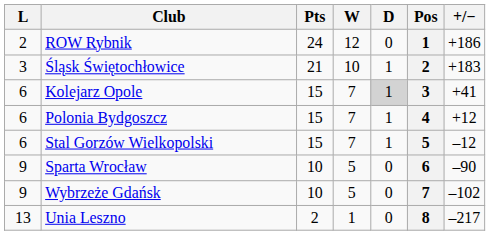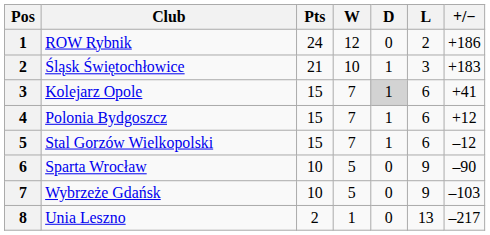columns swapped: (426, 17) <-> (23, 17)
(464, 192) –102 -> (464, 192) –103
